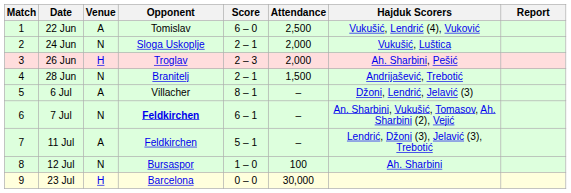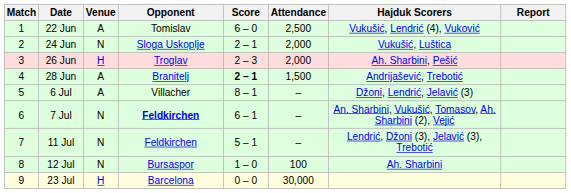(101, 77) N -> (101, 77) A
(246, 77) normal -> (246, 77) bold
(101, 143) A -> (101, 143) N
